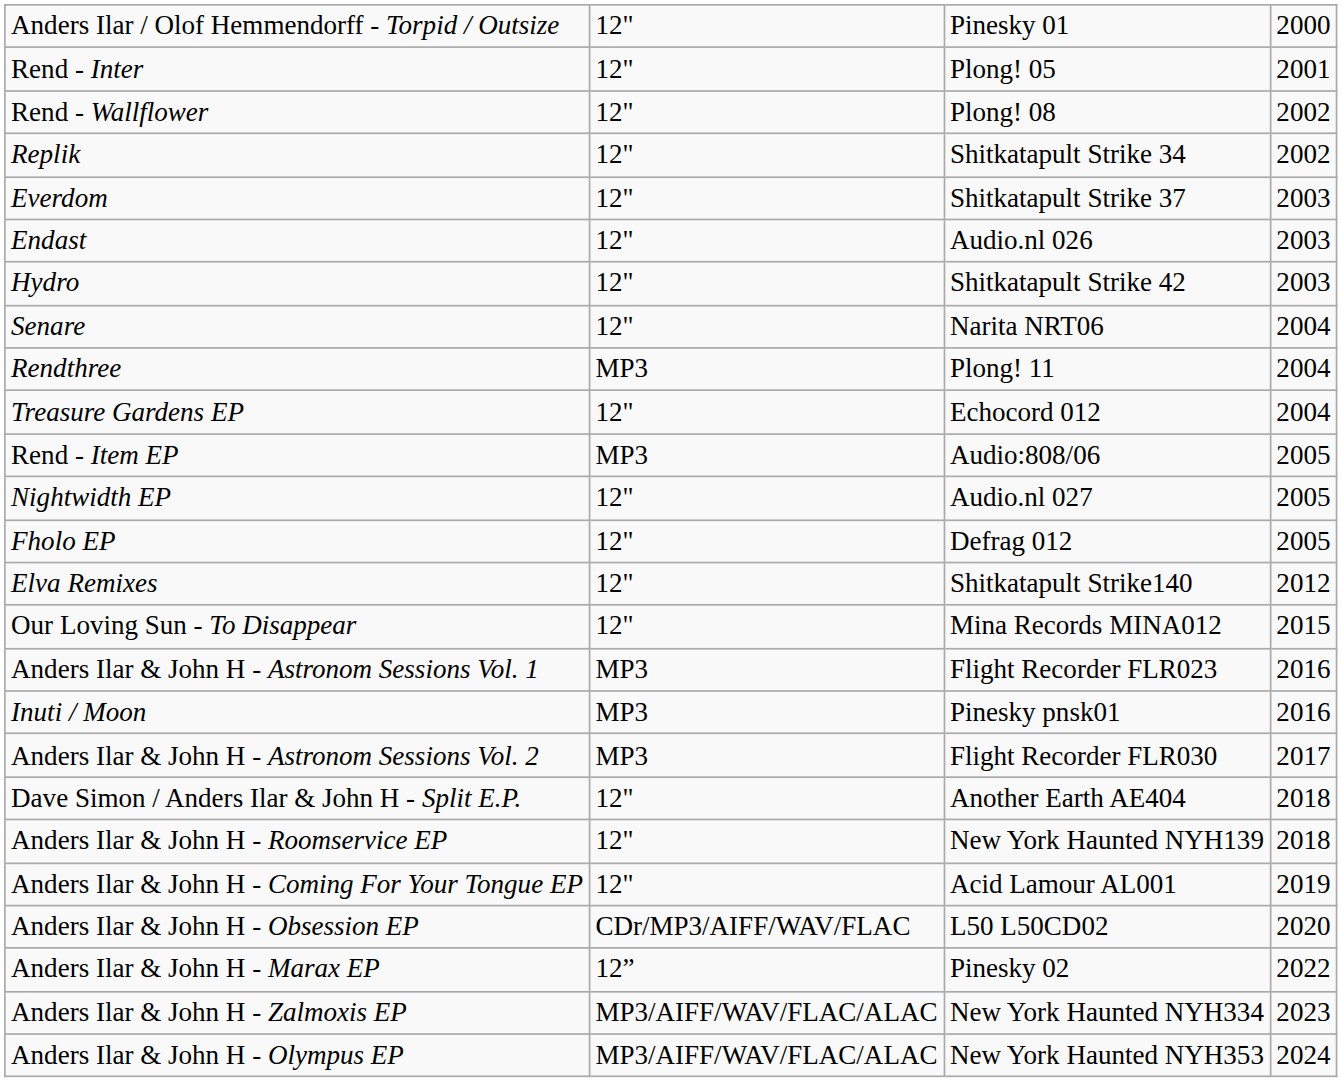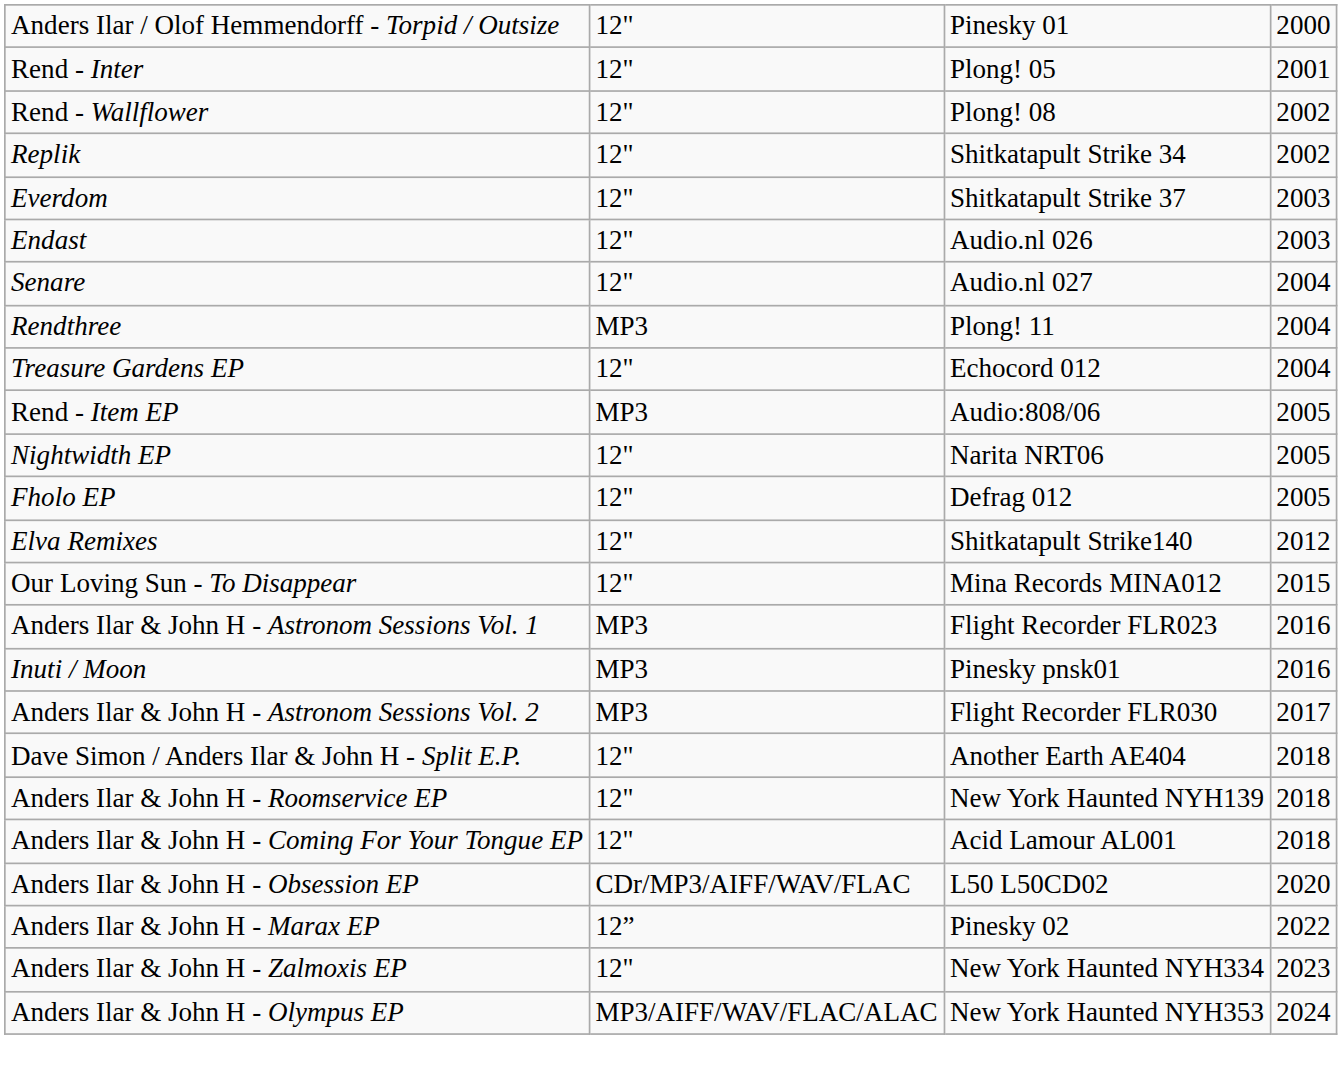- row: (45, 283)
(1027, 326) Narita NRT06 -> (1021, 283) Audio.nl 027
(1021, 497) Audio.nl 027 -> (1027, 454) Narita NRT06
(1303, 883) 2019 -> (1303, 840) 2018
(766, 1012) MP3/AIFF/WAV/FLAC/ALAC -> (614, 969) 12"
